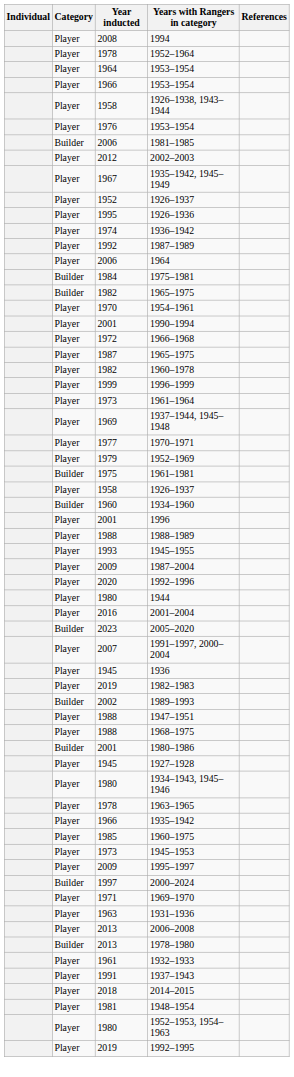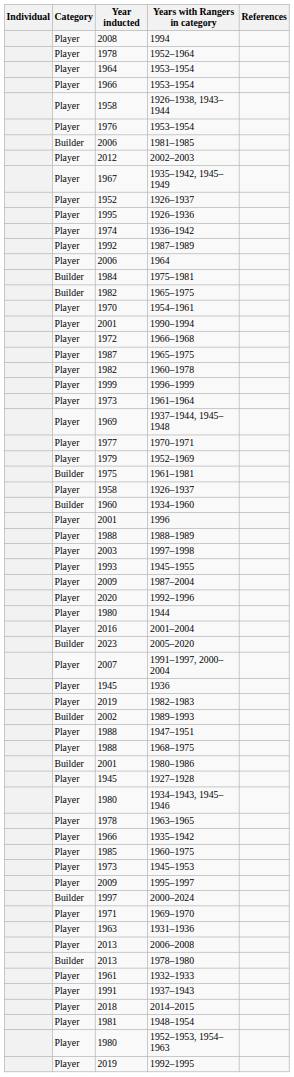+ row: (107, 551)
